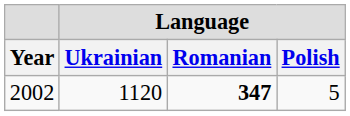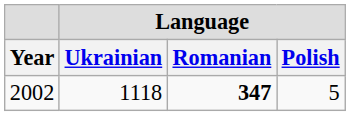(140, 92) 1120 -> (141, 92) 1118
